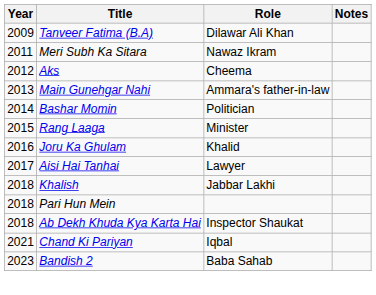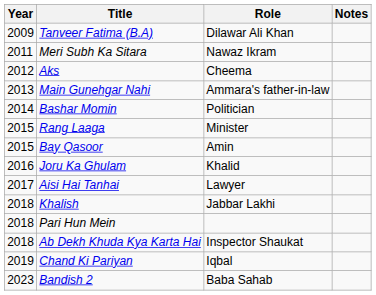+ row: (71, 147)
(20, 242) 2021 -> (20, 261) 2019
